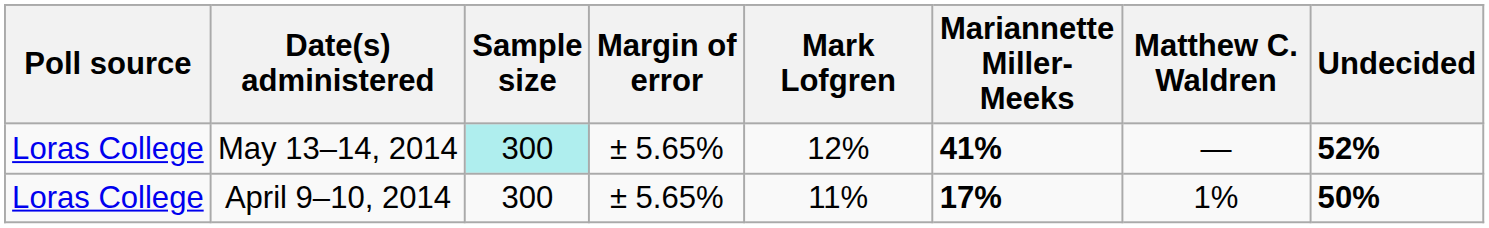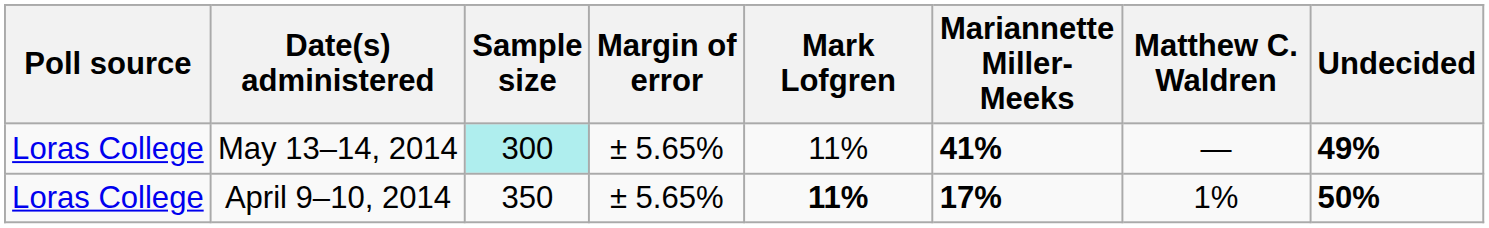(838, 148) 12% -> (838, 148) 11%
(1349, 148) 52% -> (1349, 148) 49%
(527, 197) 300 -> (527, 197) 350
(838, 197) normal -> (838, 197) bold
